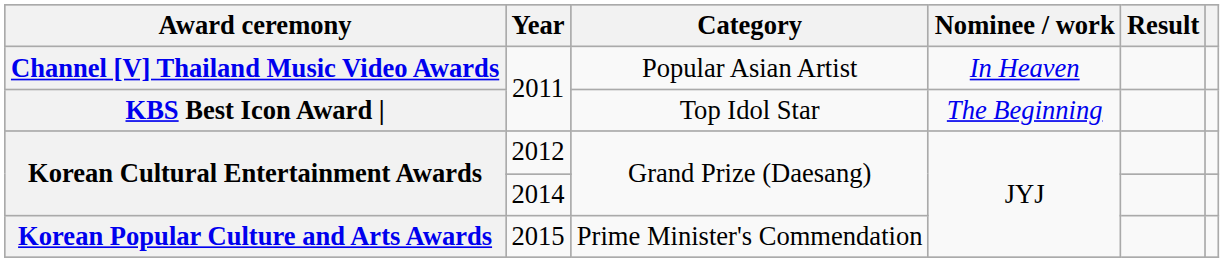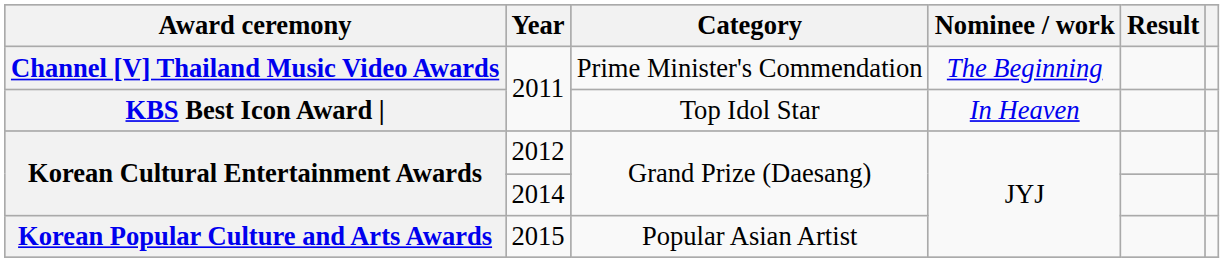(750, 67) Popular Asian Artist -> (750, 67) Prime Minister's Commendation
(1025, 67) In Heaven -> (1025, 67) The Beginning
(1025, 109) The Beginning -> (1025, 109) In Heaven
(750, 236) Prime Minister's Commendation -> (750, 236) Popular Asian Artist
